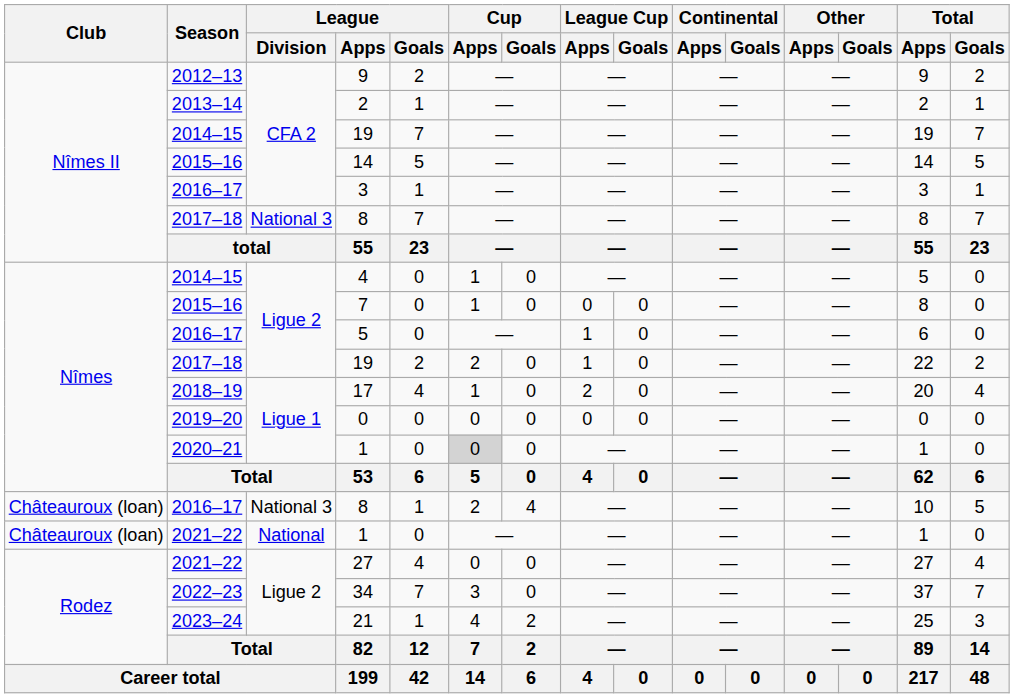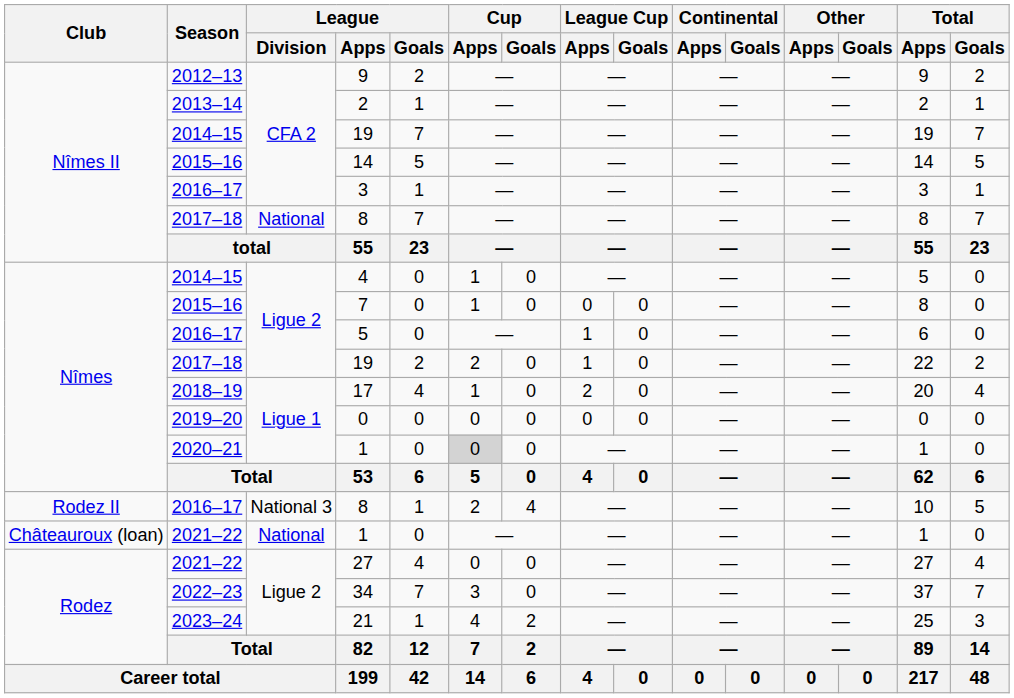(291, 219) National 3 -> (291, 219) National
(86, 506) Châteauroux (loan) -> (86, 506) Rodez II
